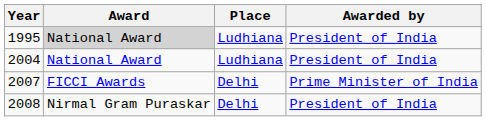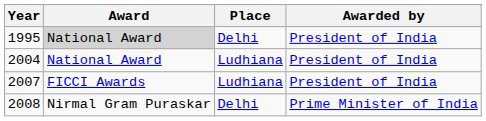(250, 38) Ludhiana -> (238, 38) Delhi
(238, 82) Delhi -> (250, 82) Ludhiana
(384, 82) Prime Minister of India -> (363, 82) President of India
(363, 105) President of India -> (384, 105) Prime Minister of India
